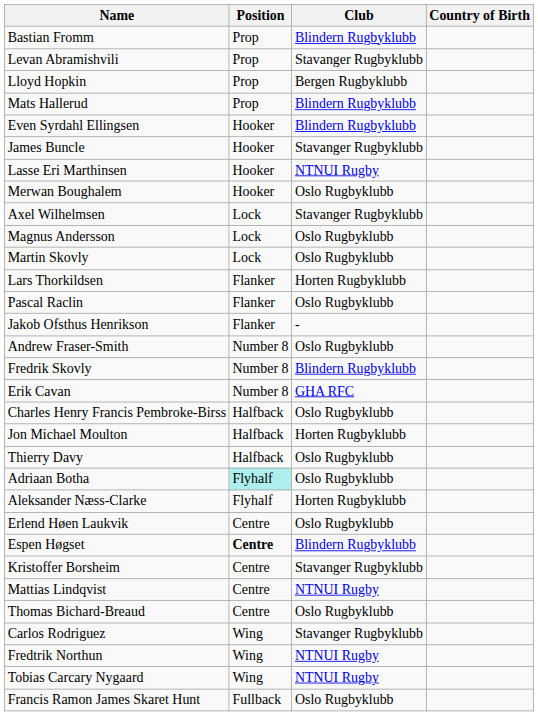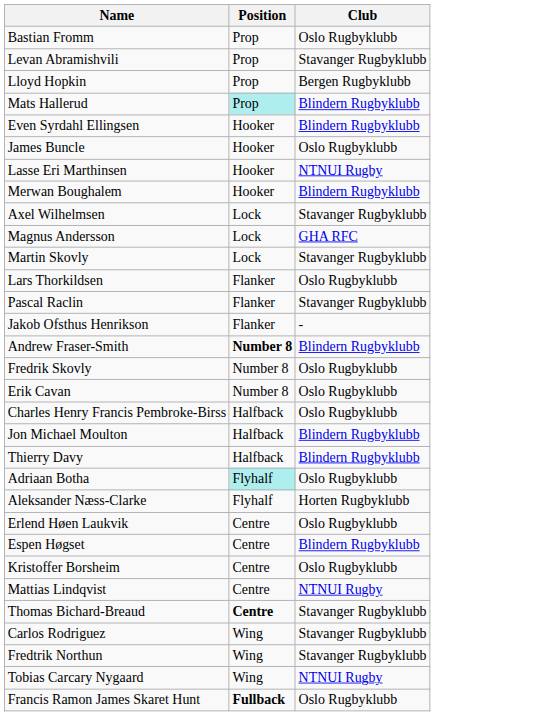- column: (480, 15)
(355, 37) Blindern Rugbyklubb -> (348, 37) Oslo Rugbyklubb
(246, 103) no background -> (246, 103) paleturquoise background
(359, 147) Stavanger Rugbyklubb -> (348, 147) Oslo Rugbyklubb
(344, 192) Oslo Rugbyklubb -> (359, 192) Blindern Rugbyklubb
(344, 236) Oslo Rugbyklubb -> (328, 236) GHA RFC
(344, 258) Oslo Rugbyklubb -> (363, 258) Stavanger Rugbyklubb
(350, 280) Horten Rugbyklubb -> (348, 280) Oslo Rugbyklubb
(344, 302) Oslo Rugbyklubb -> (363, 302) Stavanger Rugbyklubb
(261, 346) normal -> (262, 346) bold
(344, 346) Oslo Rugbyklubb -> (359, 346) Blindern Rugbyklubb
(355, 368) Blindern Rugbyklubb -> (348, 368) Oslo Rugbyklubb
(325, 390) GHA RFC -> (348, 390) Oslo Rugbyklubb
(350, 434) Horten Rugbyklubb -> (359, 434) Blindern Rugbyklubb
(344, 457) Oslo Rugbyklubb -> (359, 457) Blindern Rugbyklubb
(253, 545) bold -> (251, 545) normal
(359, 567) Stavanger Rugbyklubb -> (348, 567) Oslo Rugbyklubb
(251, 611) normal -> (253, 611) bold
(344, 611) Oslo Rugbyklubb -> (363, 611) Stavanger Rugbyklubb
(337, 655) NTNUI Rugby -> (363, 655) Stavanger Rugbyklubb
(257, 699) normal -> (259, 699) bold
